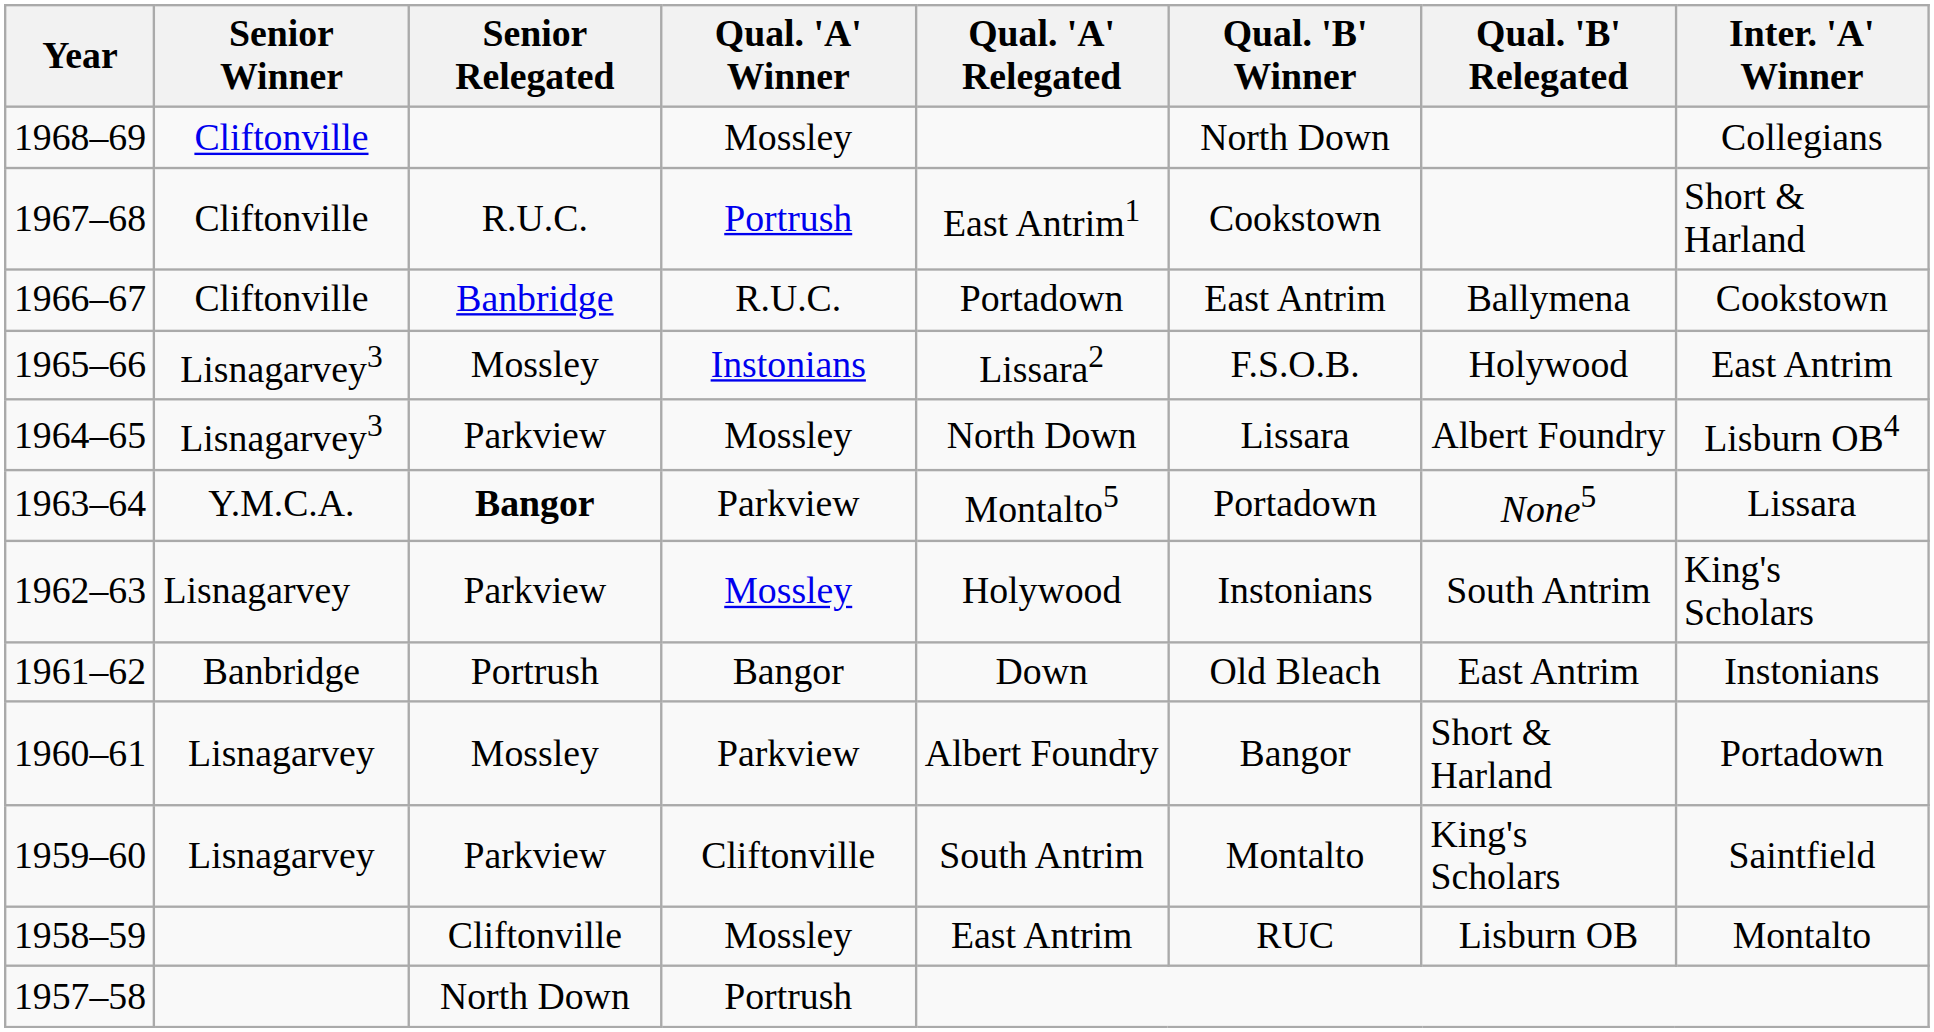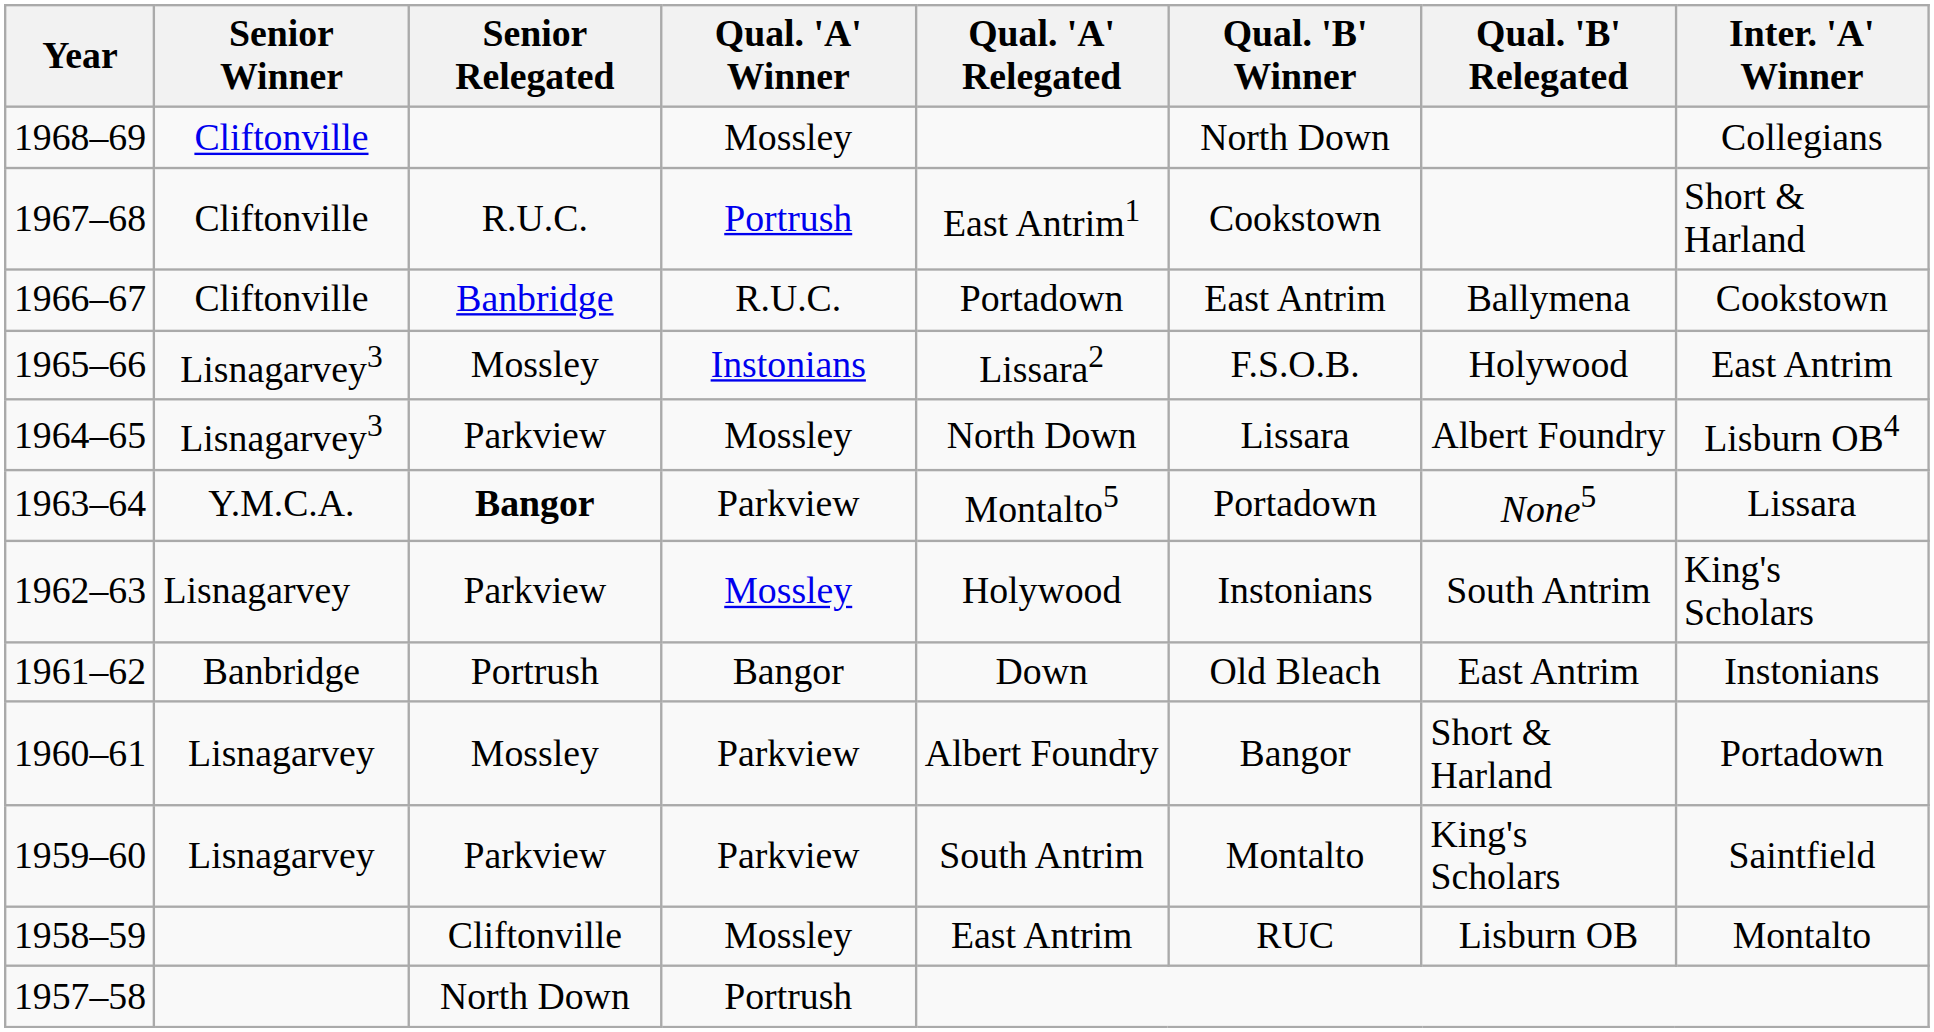(788, 855) Cliftonville -> (788, 855) Parkview
